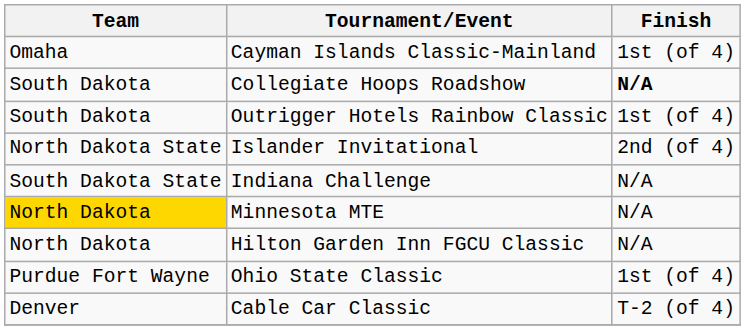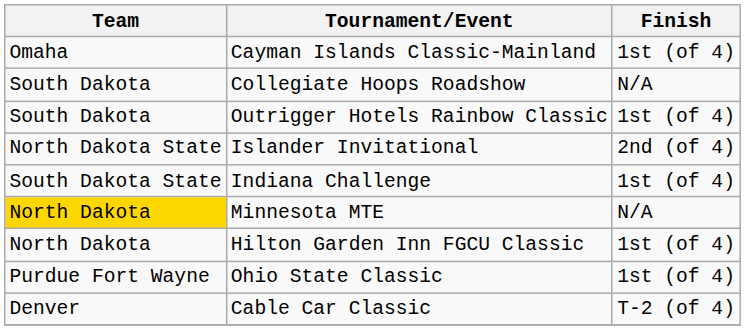(635, 85) bold -> (635, 85) normal
(635, 181) N/A -> (676, 181) 1st (of 4)
(635, 245) N/A -> (676, 245) 1st (of 4)
